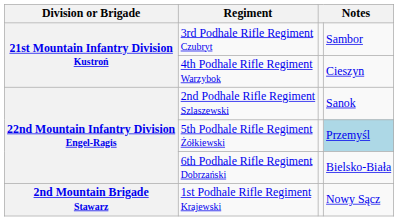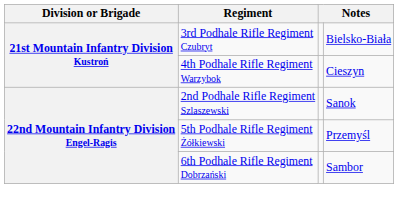(344, 39) Sambor -> (359, 39) Bielsko-Biała
(348, 135) lightblue background -> (348, 135) no background
(359, 167) Bielsko-Biała -> (344, 167) Sambor
- row: (246, 199)
